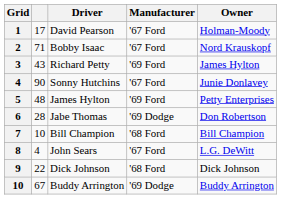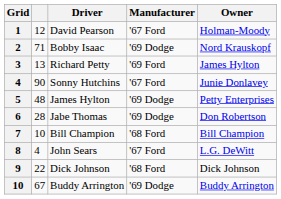(40, 30) 17 -> (40, 30) 12
(147, 47) '67 Ford -> (151, 47) '69 Dodge
(40, 64) 43 -> (40, 64) 13
(147, 99) '69 Ford -> (151, 99) '69 Dodge
